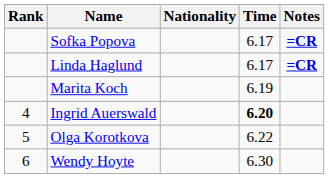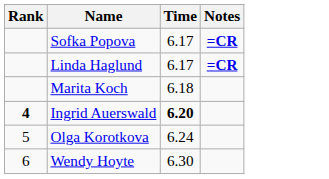- column: (200, 16)
(260, 88) 6.19 -> (180, 88) 6.18
(26, 112) normal -> (26, 112) bold
(260, 137) 6.22 -> (180, 137) 6.24
